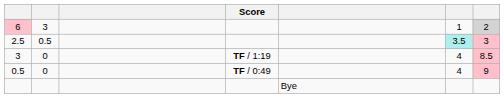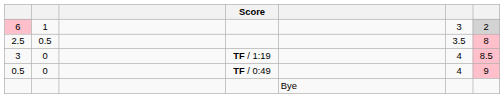(45, 27) 3 -> (45, 27) 1
(459, 27) 1 -> (459, 27) 3
(459, 42) paleturquoise background -> (459, 42) no background
(486, 42) 3 -> (486, 42) 8
